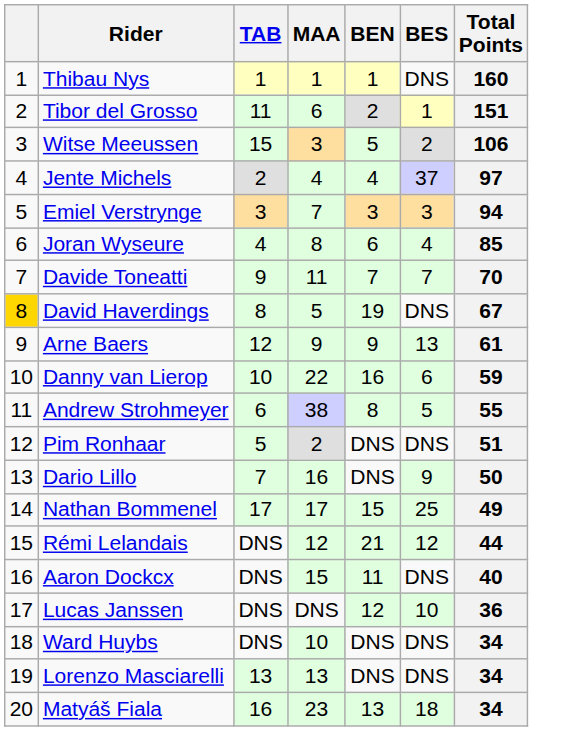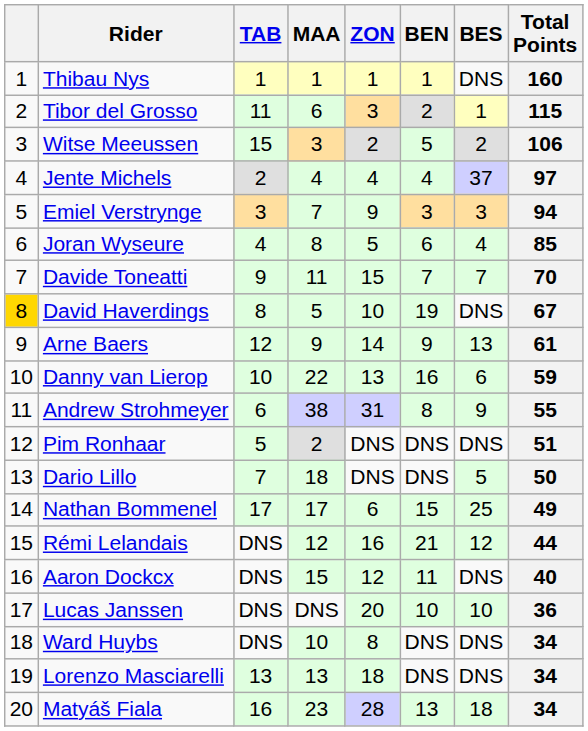+ column: (373, 33)
(491, 112) 151 -> (545, 112) 115
(427, 410) 5 -> (481, 410) 9
(317, 477) 16 -> (317, 477) 18
(427, 477) 9 -> (481, 477) 5
(373, 610) 12 -> (427, 610) 10
